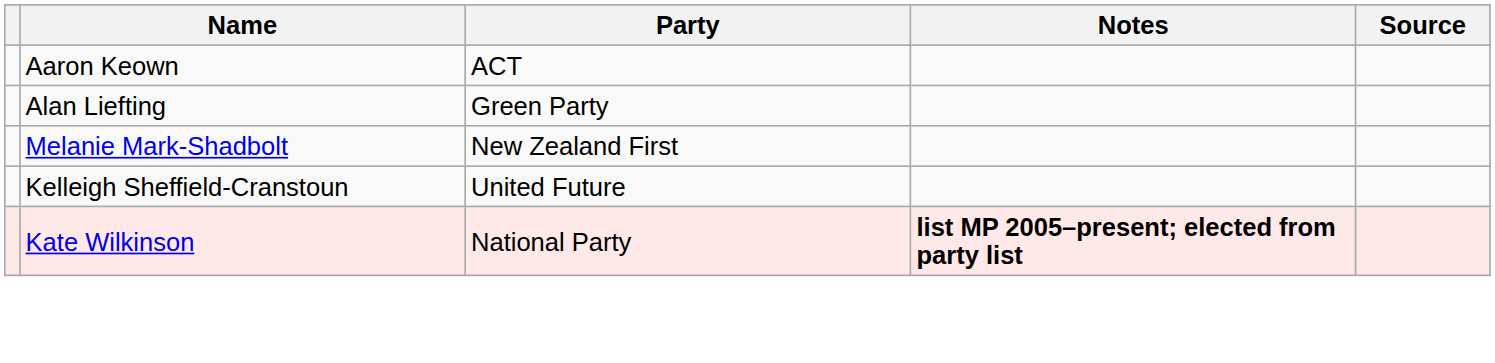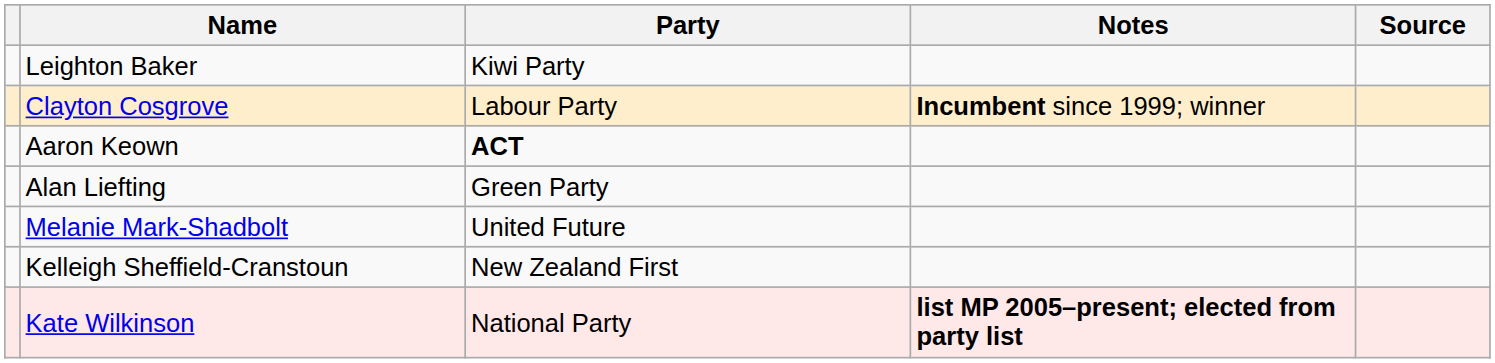+ row: (111, 66)
+ row: (127, 106)
(497, 66) normal -> (497, 147) bold
(575, 147) New Zealand First -> (548, 227) United Future
(548, 187) United Future -> (575, 268) New Zealand First
